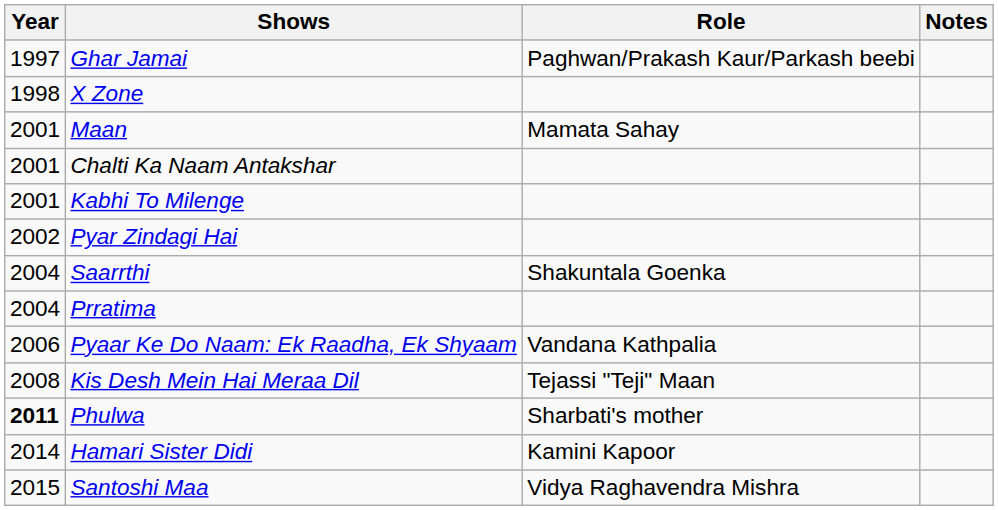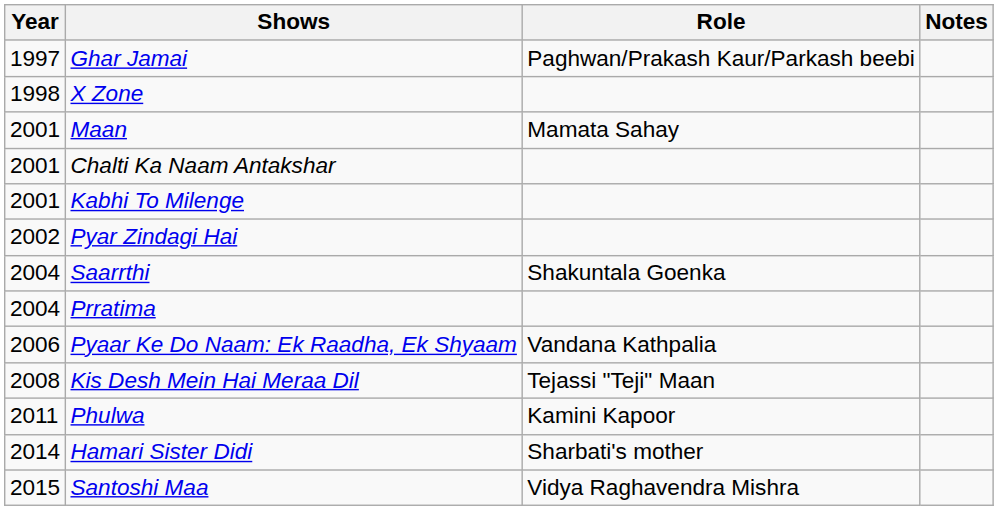(34, 415) bold -> (34, 415) normal
(615, 415) Sharbati's mother -> (601, 415) Kamini Kapoor
(601, 451) Kamini Kapoor -> (615, 451) Sharbati's mother
